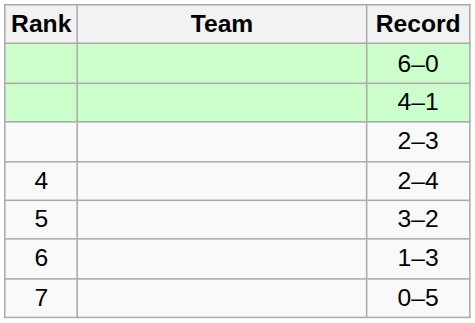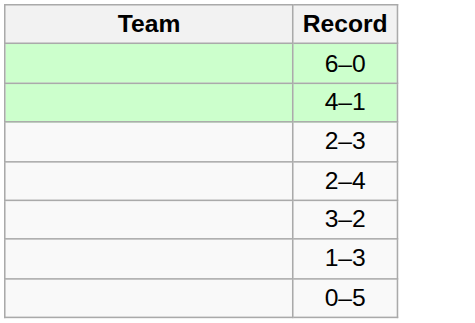- column: (41, 24)
